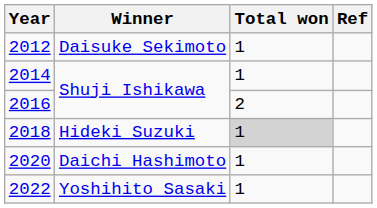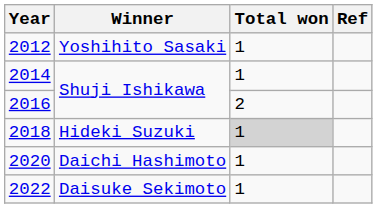(143, 47) Daisuke Sekimoto -> (143, 47) Yoshihito Sasaki
(143, 189) Yoshihito Sasaki -> (143, 189) Daisuke Sekimoto
